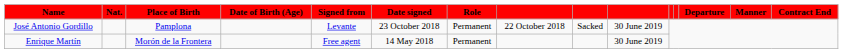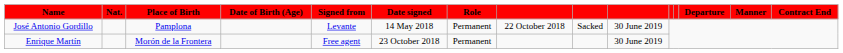(409, 26) 23 October 2018 -> (409, 26) 14 May 2018
(409, 41) 14 May 2018 -> (409, 41) 23 October 2018
